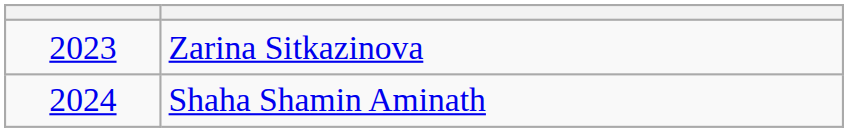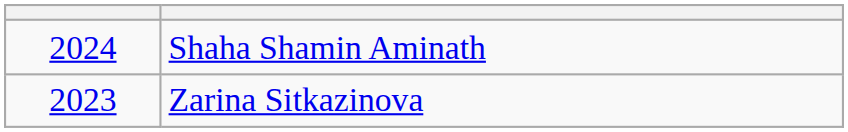rows swapped: (296, 46) <-> (327, 99)
